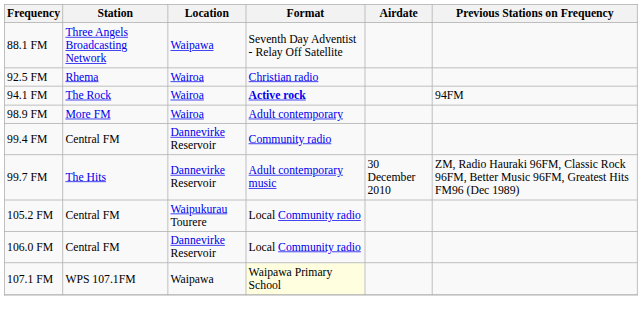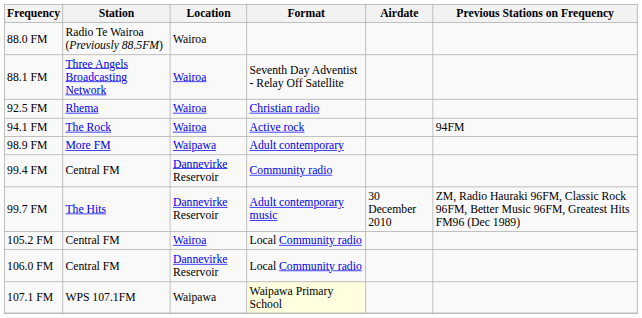+ row: (27, 38)
(192, 45) Waipawa -> (190, 77) Wairoa
(277, 95) bold -> (277, 127) normal
(187, 114) Wairoa -> (195, 145) Waipawa
(199, 215) Waipukurau Tourere -> (190, 240) Wairoa
